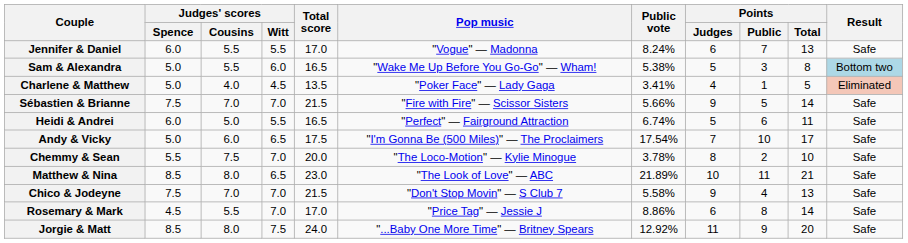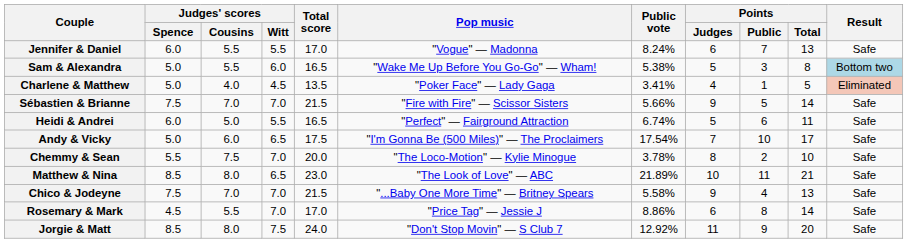(485, 193) "Don't Stop Movin" — S Club 7 -> (485, 193) "...Baby One More Time" — Britney Spears
(485, 229) "...Baby One More Time" — Britney Spears -> (485, 229) "Don't Stop Movin" — S Club 7
